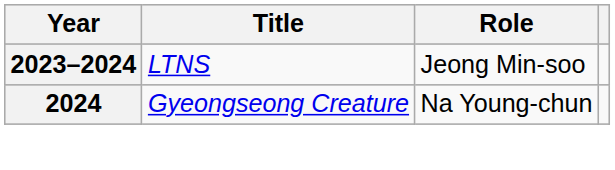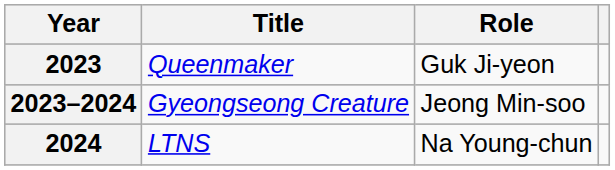+ row: (73, 64)
(179, 64) LTNS -> (278, 104) Gyeongseong Creature
(278, 104) Gyeongseong Creature -> (179, 143) LTNS
